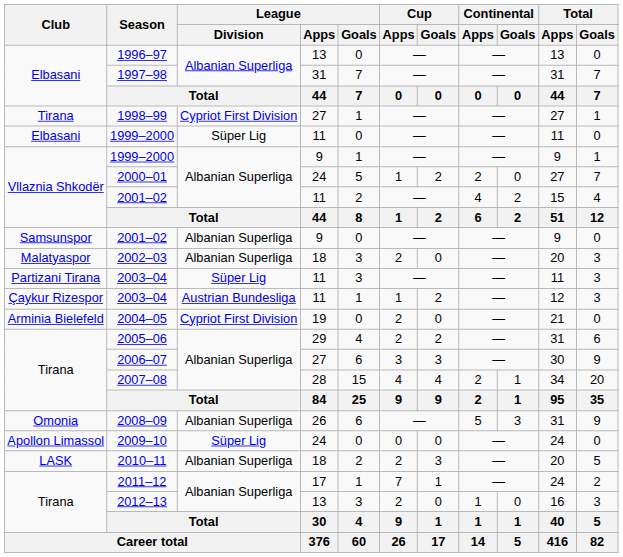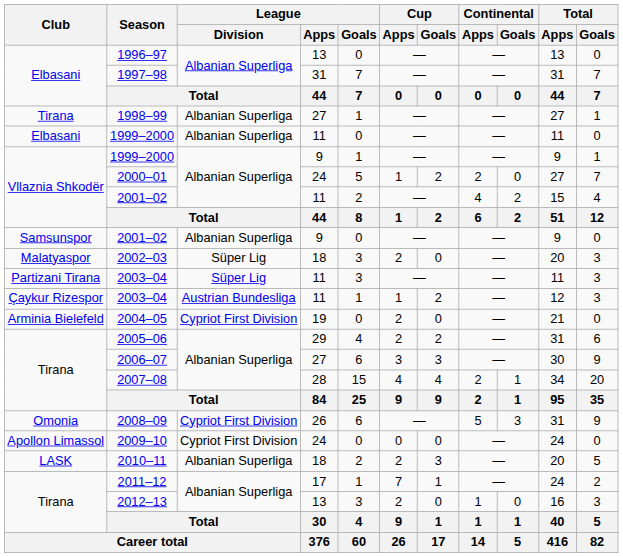(239, 116) Cypriot First Division -> (239, 116) Albanian Superliga
(239, 136) Süper Lig -> (239, 136) Albanian Superliga
(239, 258) Albanian Superliga -> (239, 258) Süper Lig
(239, 420) Albanian Superliga -> (239, 420) Cypriot First Division
(239, 440) Süper Lig -> (239, 440) Cypriot First Division
